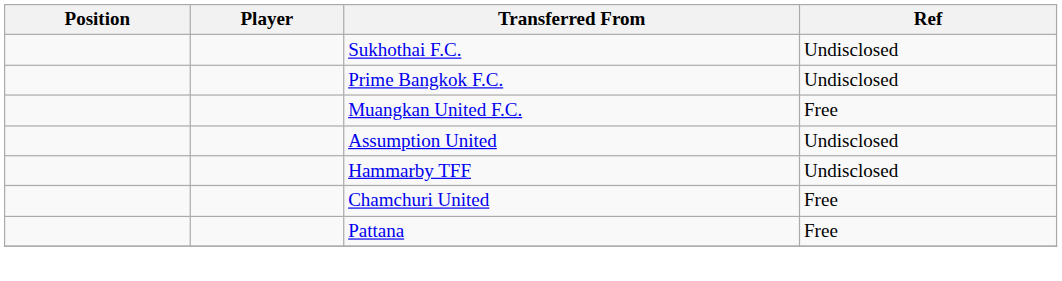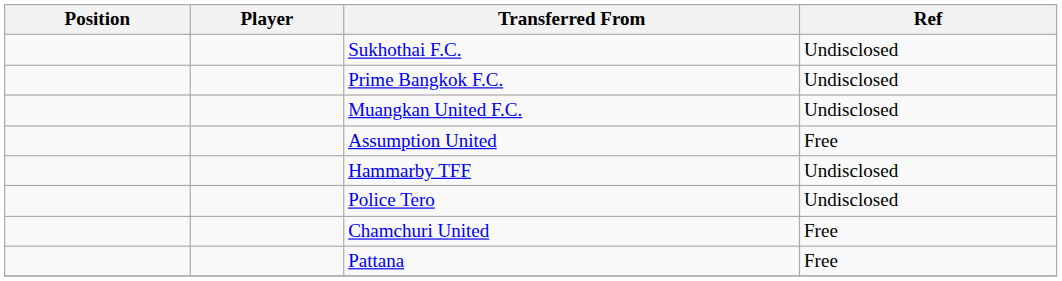(821, 110) Free -> (851, 110) Undisclosed
(851, 140) Undisclosed -> (821, 140) Free
+ row: (391, 200)
